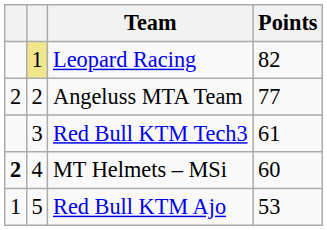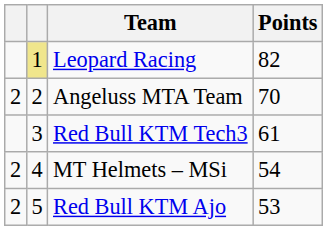(269, 96) 77 -> (269, 96) 70
(16, 170) bold -> (16, 170) normal
(269, 170) 60 -> (269, 170) 54
(16, 207) 1 -> (16, 207) 2
